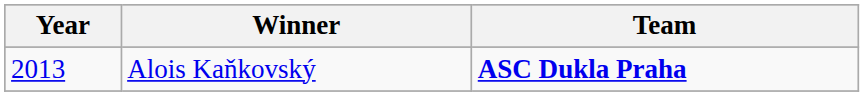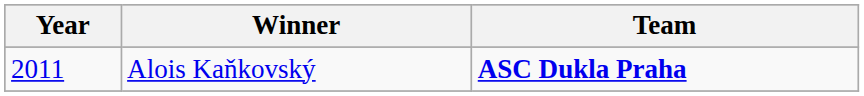(38, 68) 2013 -> (38, 68) 2011
